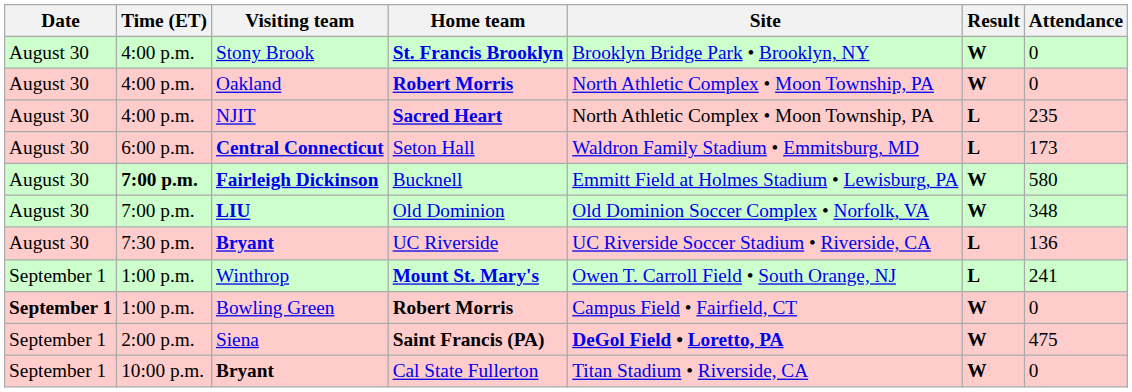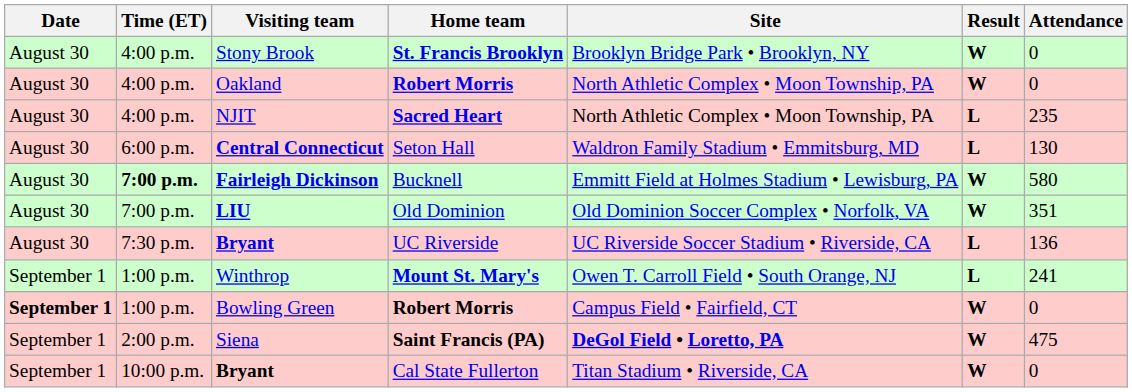(1043, 147) 173 -> (1043, 147) 130
(1043, 211) 348 -> (1043, 211) 351
